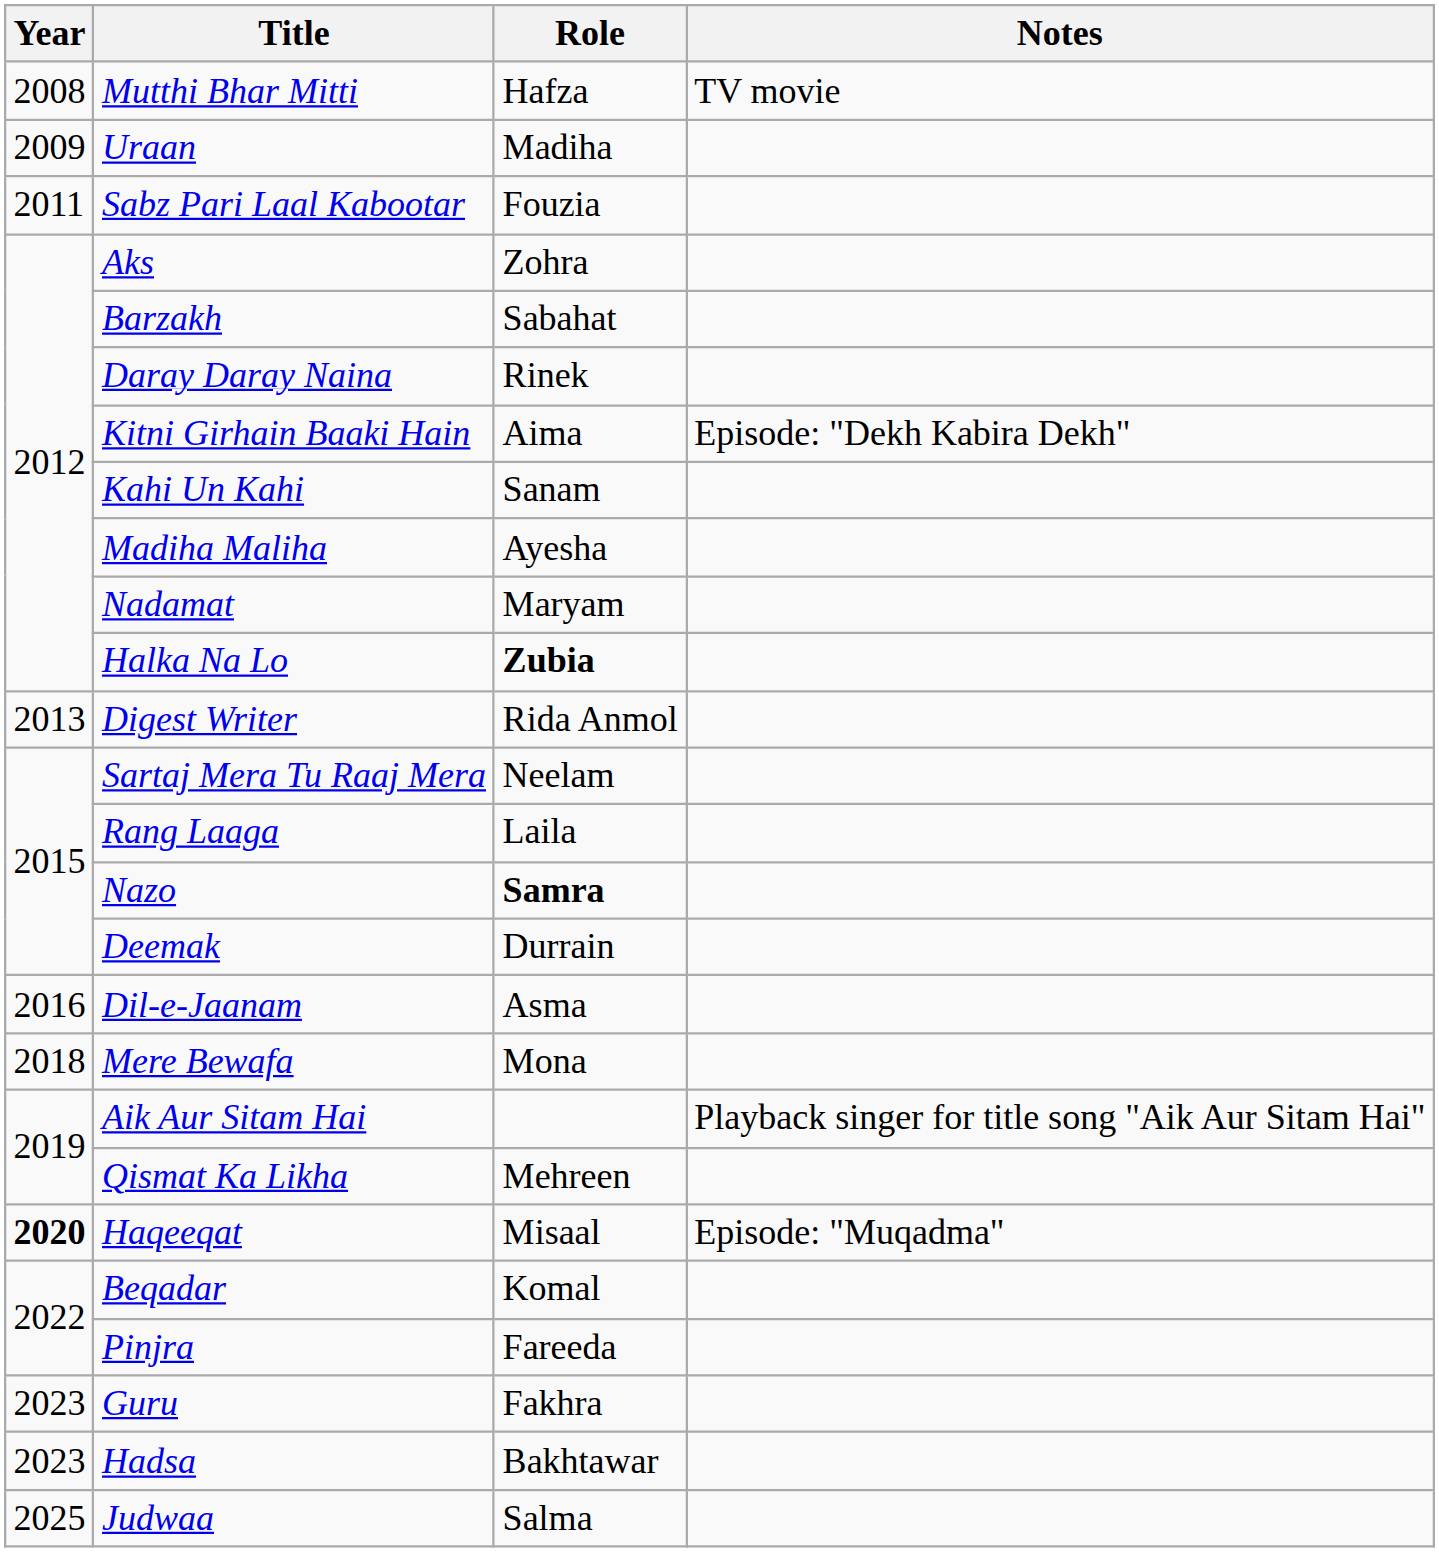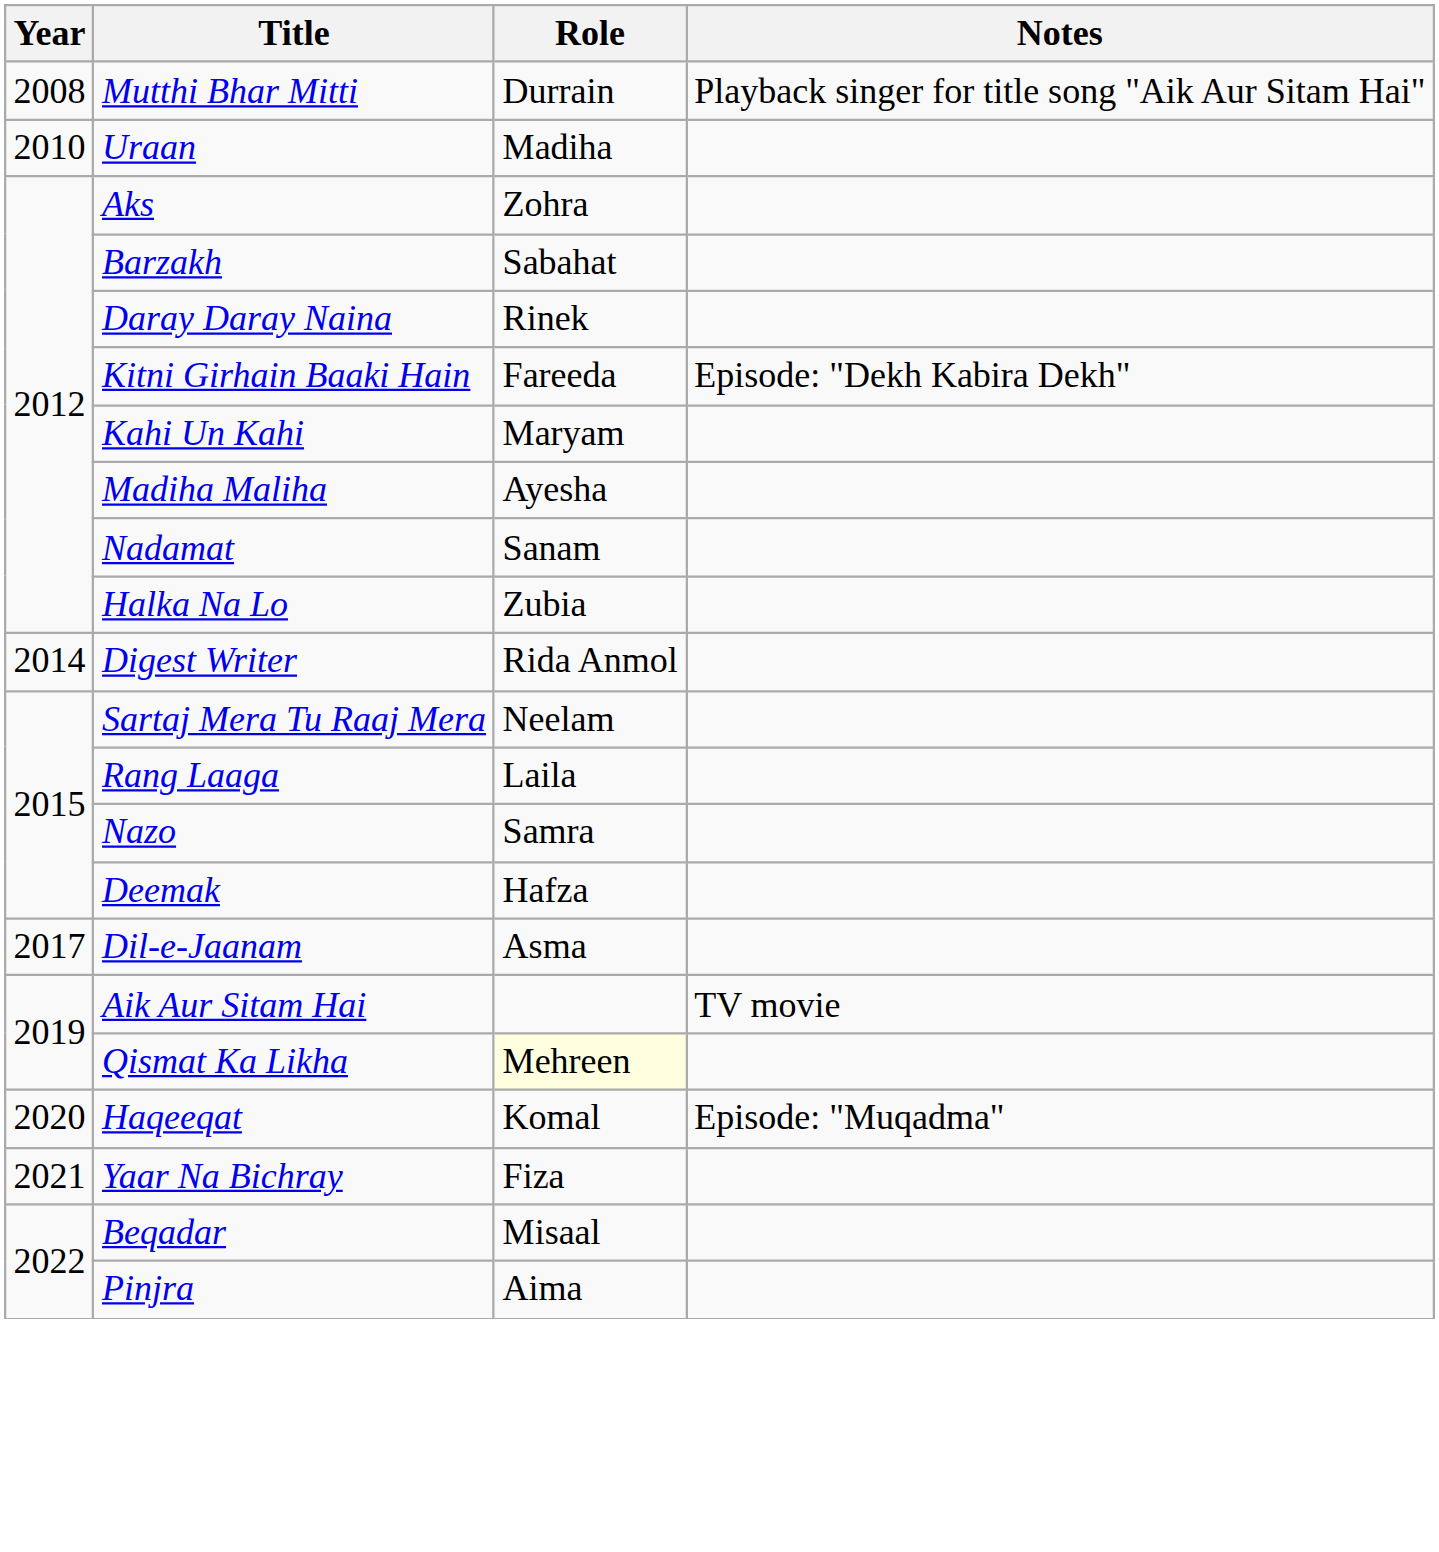(546, 90) Hafza -> (559, 90) Durrain
(767, 90) TV movie -> (1060, 90) Playback singer for title song "Aik Aur Sitam Hai"
(49, 147) 2009 -> (49, 147) 2010
- row: (284, 204)
(543, 432) Aima -> (560, 375) Fareeda
(552, 489) Sanam -> (564, 432) Maryam
(564, 603) Maryam -> (552, 546) Sanam
(549, 661) bold -> (545, 603) normal
(49, 718) 2013 -> (49, 661) 2014
(554, 889) bold -> (549, 832) normal
(559, 946) Durrain -> (546, 889) Hafza
(49, 1003) 2016 -> (49, 946) 2017
- row: (198, 1060)
(1060, 1117) Playback singer for title song "Aik Aur Sitam Hai" -> (767, 1003) TV movie
(567, 1174) no background -> (567, 1060) lightyellow background
(49, 1232) bold -> (49, 1117) normal
(552, 1232) Misaal -> (552, 1117) Komal
+ row: (222, 1174)
(552, 1289) Komal -> (552, 1232) Misaal
(560, 1346) Fareeda -> (543, 1289) Aima
- row: (140, 1403)
- row: (149, 1460)
- row: (158, 1517)
